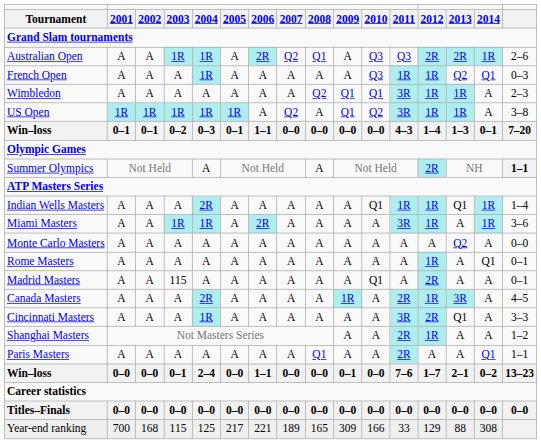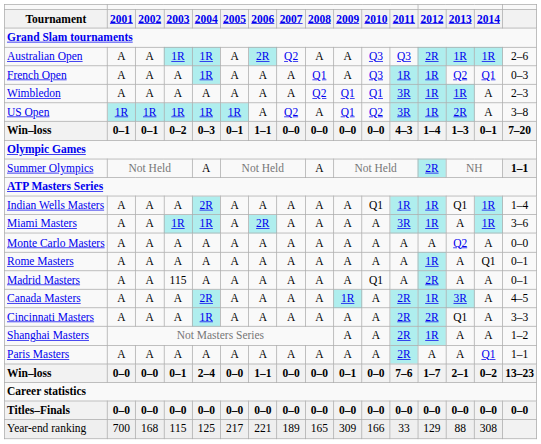(319, 55) Q1 -> (319, 55) A
(460, 55) 2R -> (460, 55) 1R
(319, 74) A -> (319, 74) Q1
(460, 111) 1R -> (460, 111) 2R
(404, 316) 3R -> (404, 316) 2R
(319, 354) Q1 -> (319, 354) A
